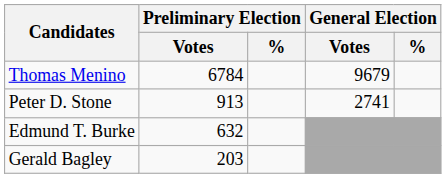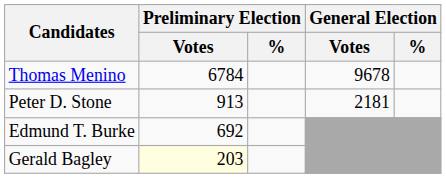(372, 74) 9679 -> (372, 74) 9678
(372, 103) 2741 -> (372, 103) 2181
(230, 131) 632 -> (230, 131) 692
(230, 159) no background -> (230, 159) lightyellow background
